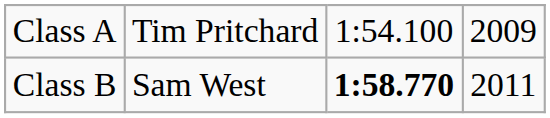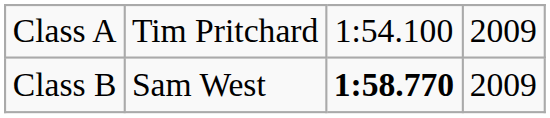(503, 84) 2011 -> (503, 84) 2009
